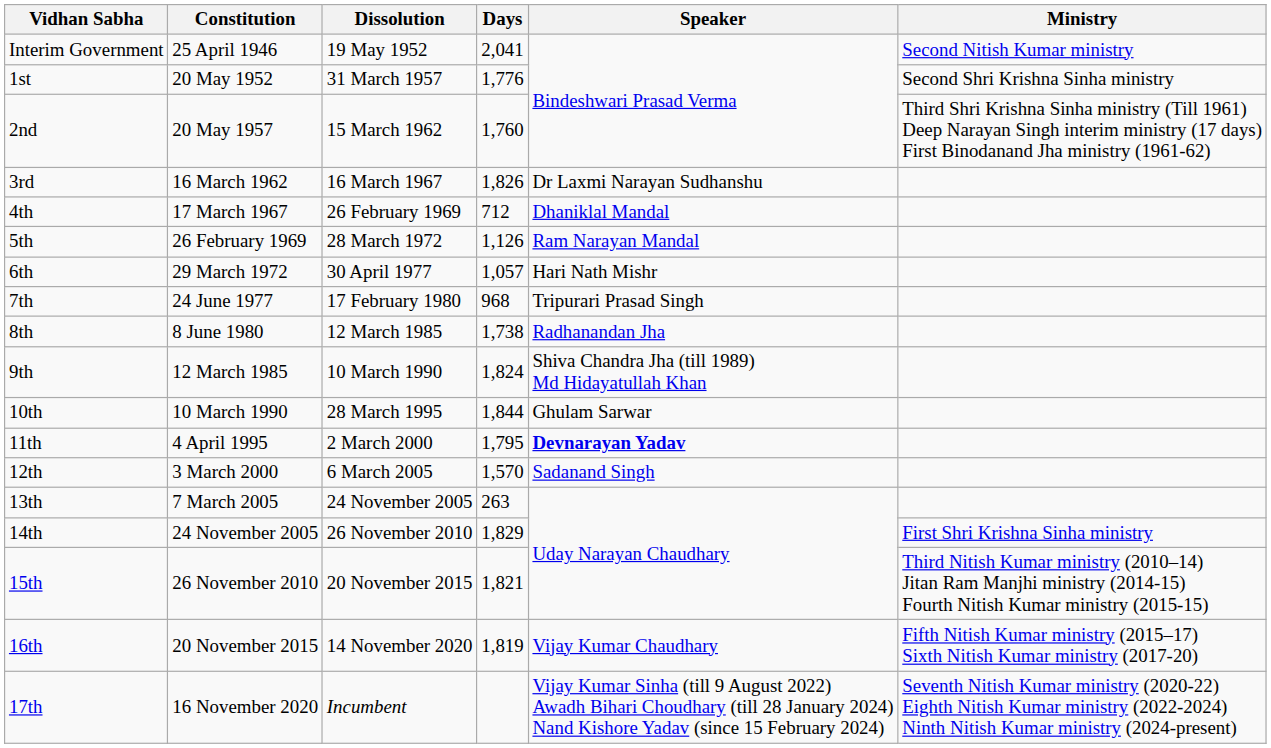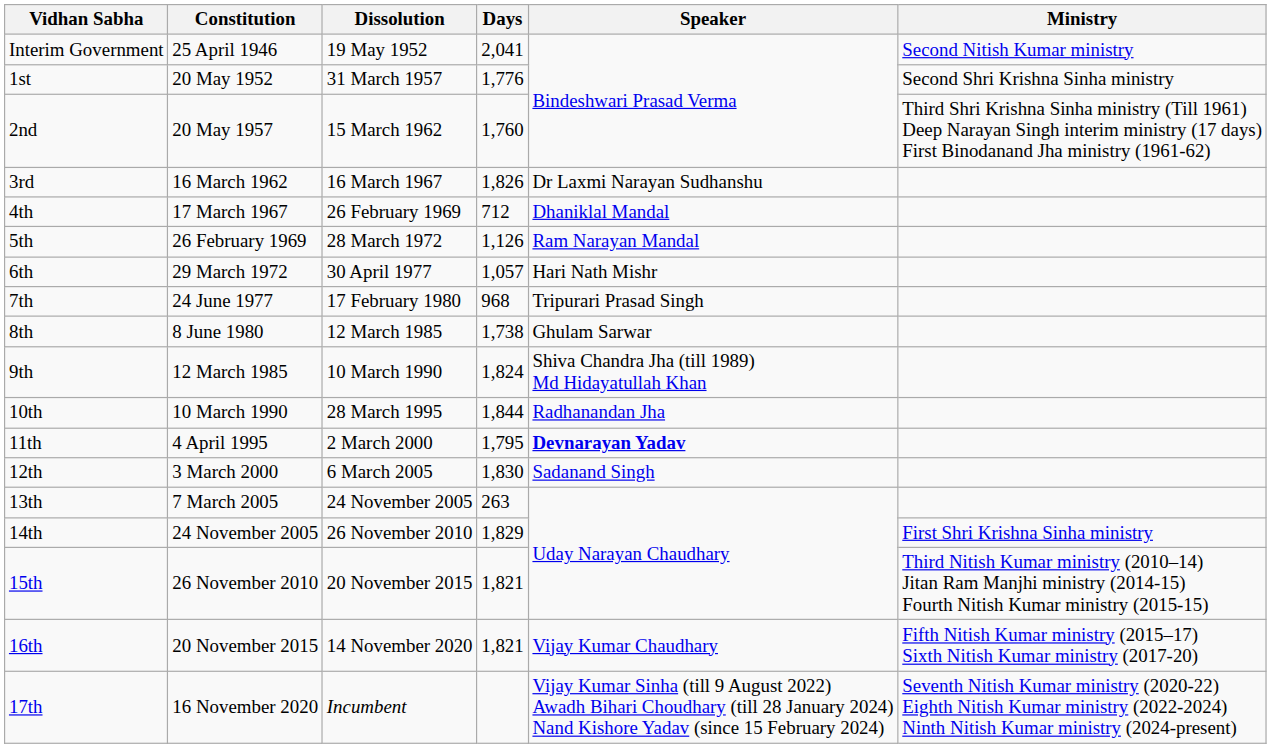(599, 331) Radhanandan Jha -> (592, 331) Ghulam Sarwar
(592, 412) Ghulam Sarwar -> (599, 412) Radhanandan Jha
(502, 472) 1,570 -> (502, 472) 1,830
(502, 645) 1,819 -> (502, 645) 1,821
